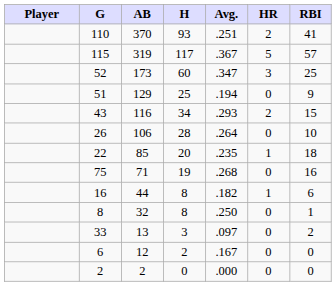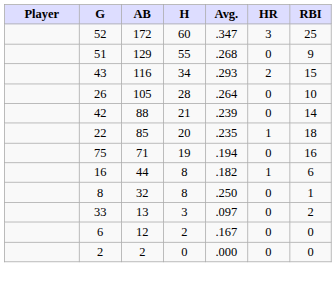- row: (100, 34)
- row: (100, 53)
(142, 73) 173 -> (142, 34) 172
(184, 93) 25 -> (184, 53) 55
(226, 93) .194 -> (226, 53) .268
(142, 133) 106 -> (142, 93) 105
+ row: (100, 113)
(226, 172) .268 -> (226, 152) .194
